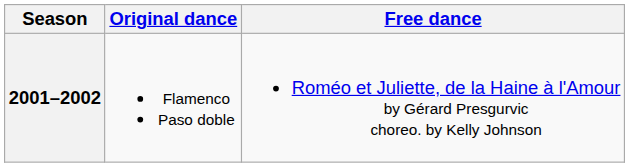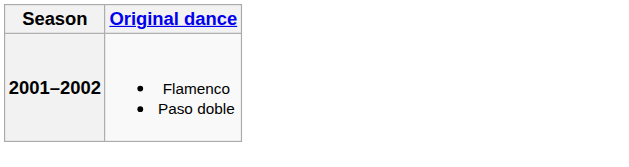- column: (433, 19)
